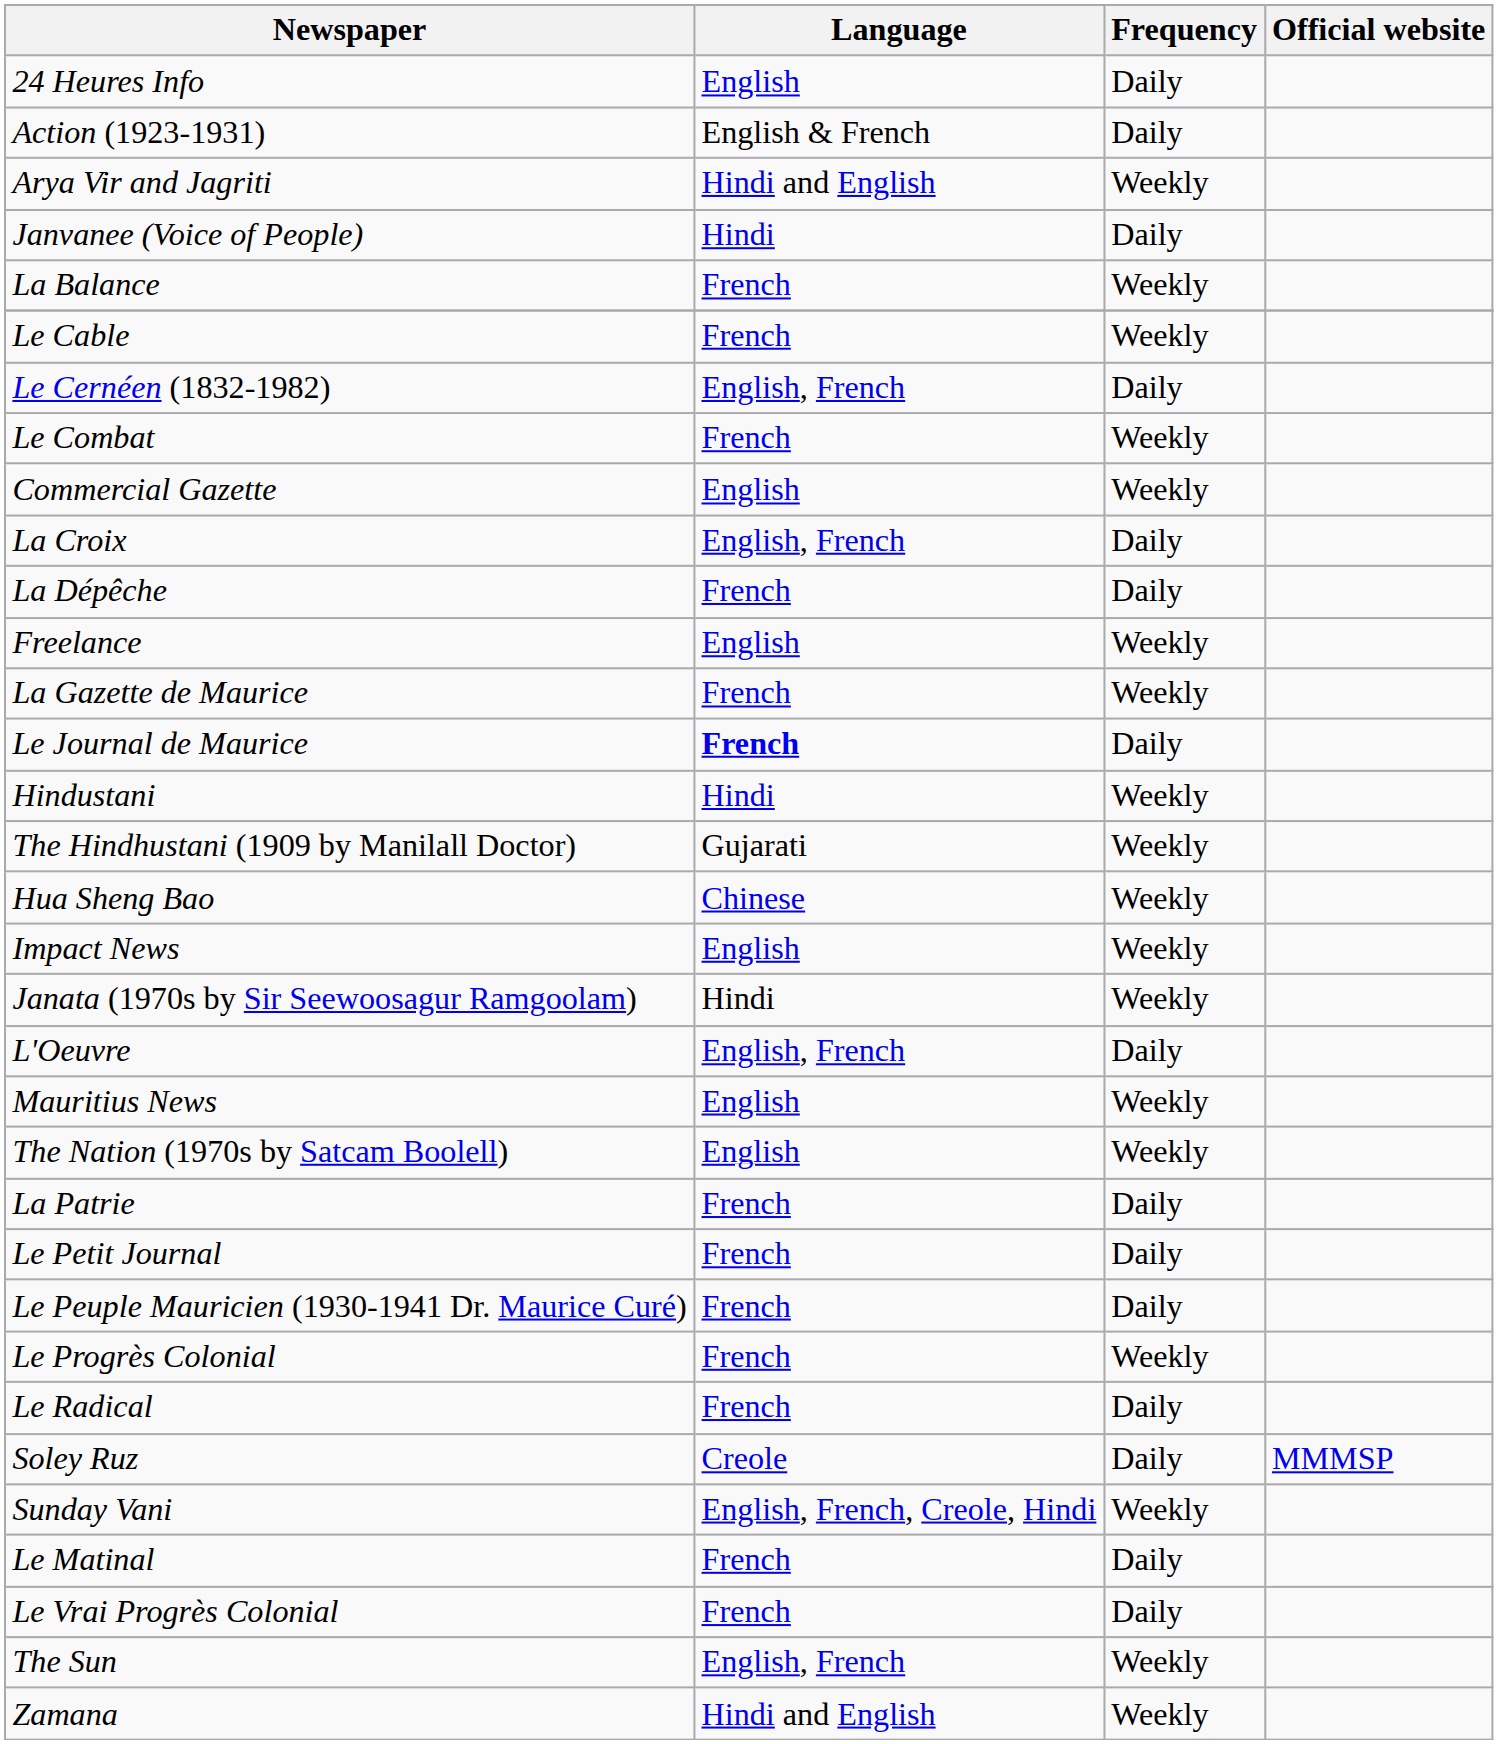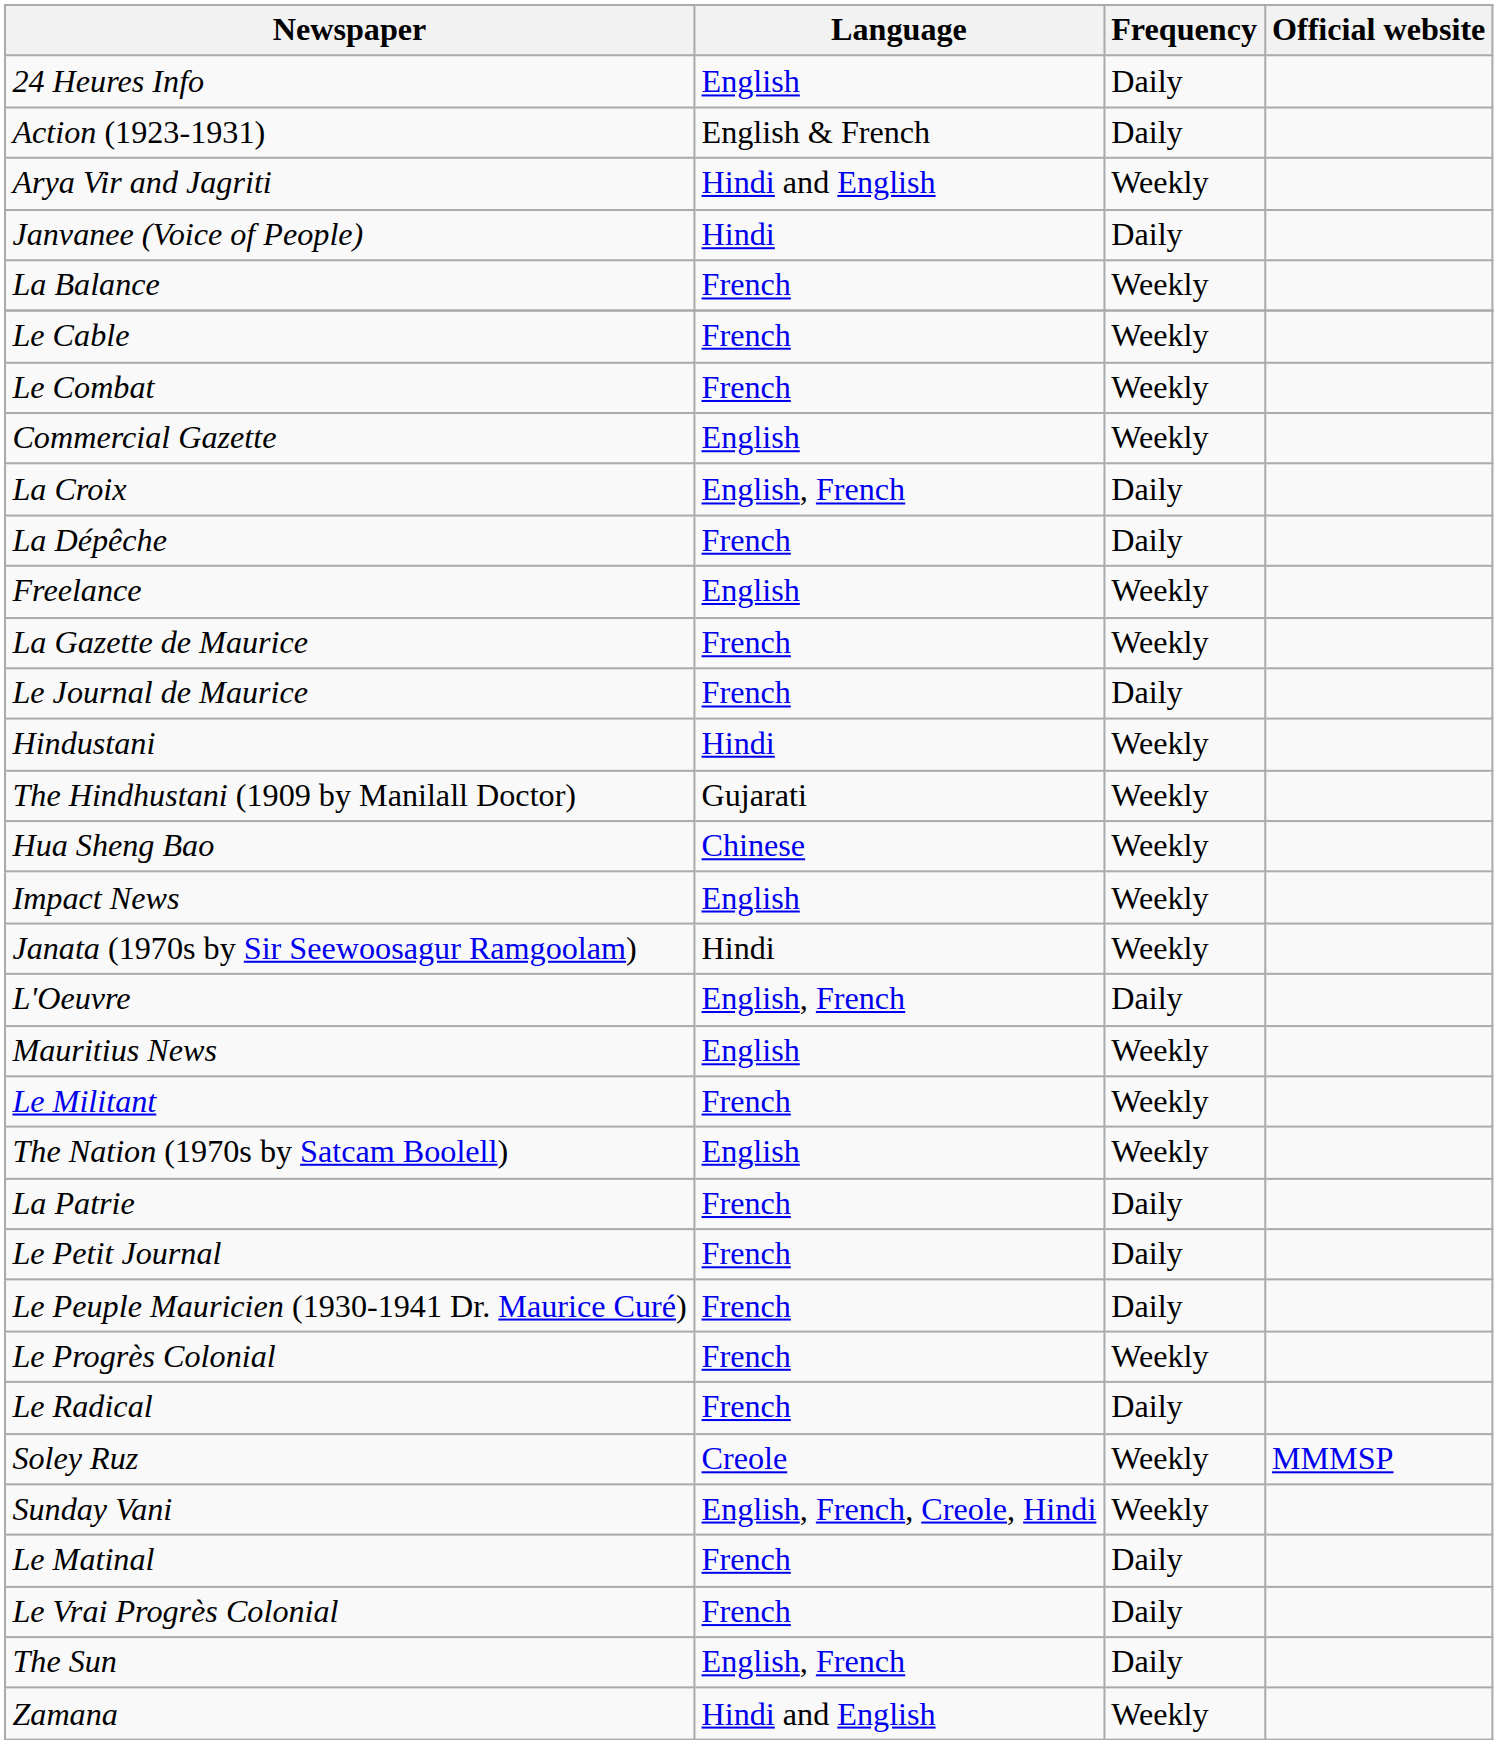- row: (171, 387)
(750, 744) bold -> (746, 693) normal
+ row: (84, 1101)
(1147, 1458) Daily -> (1160, 1458) Weekly
(1160, 1662) Weekly -> (1147, 1662) Daily
